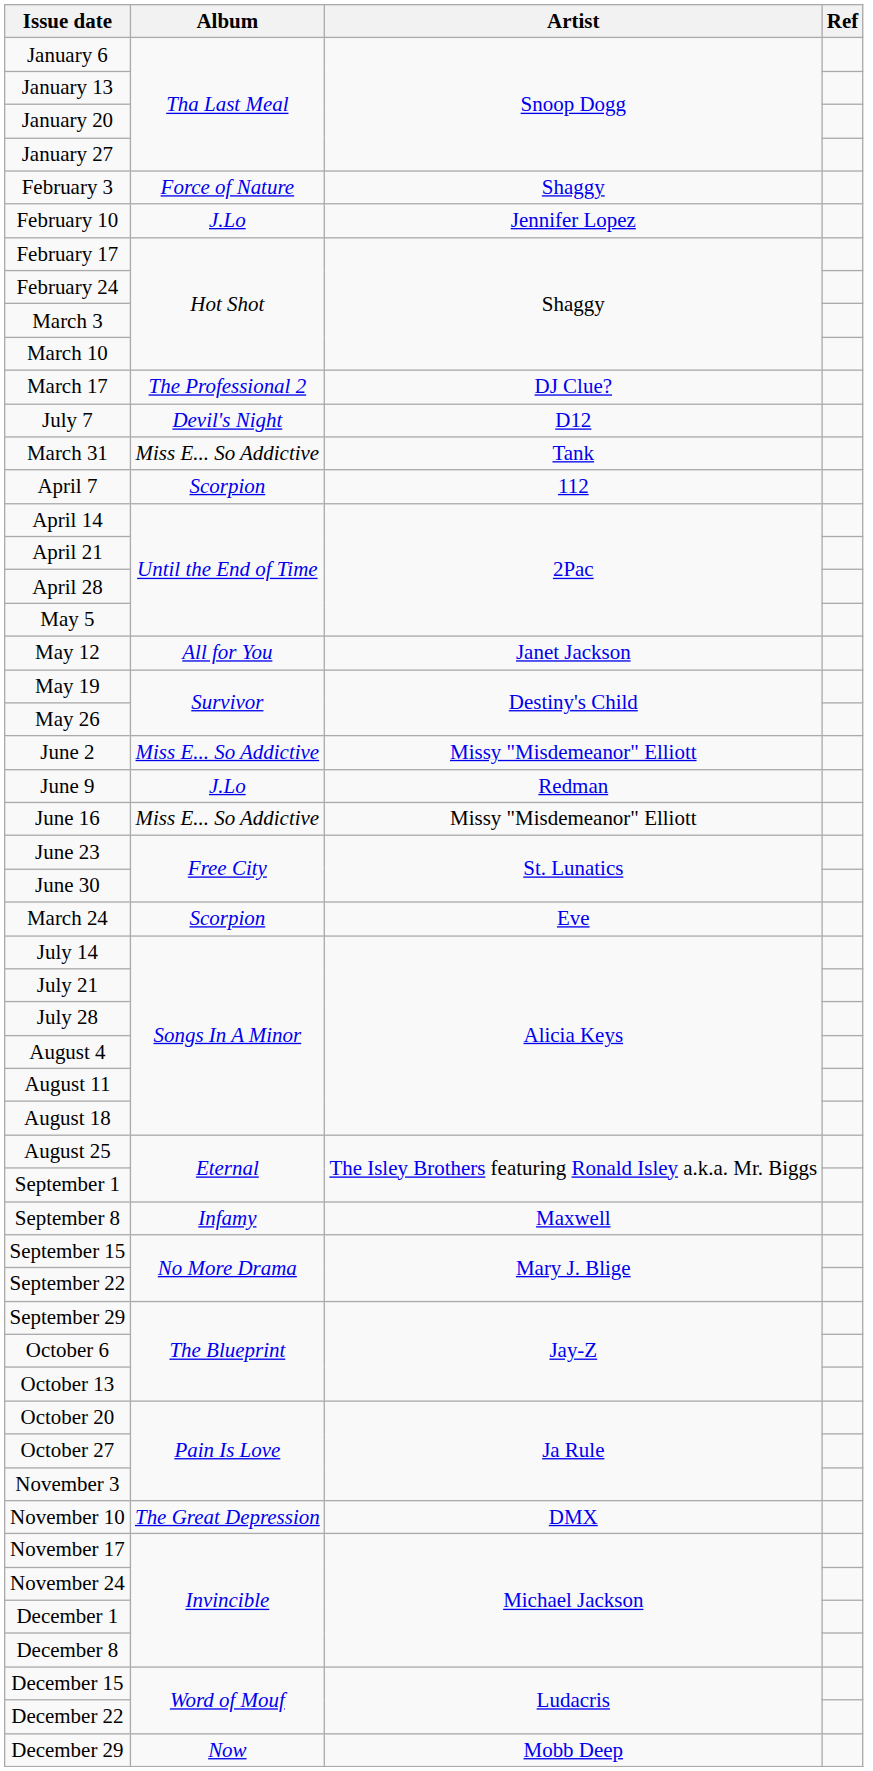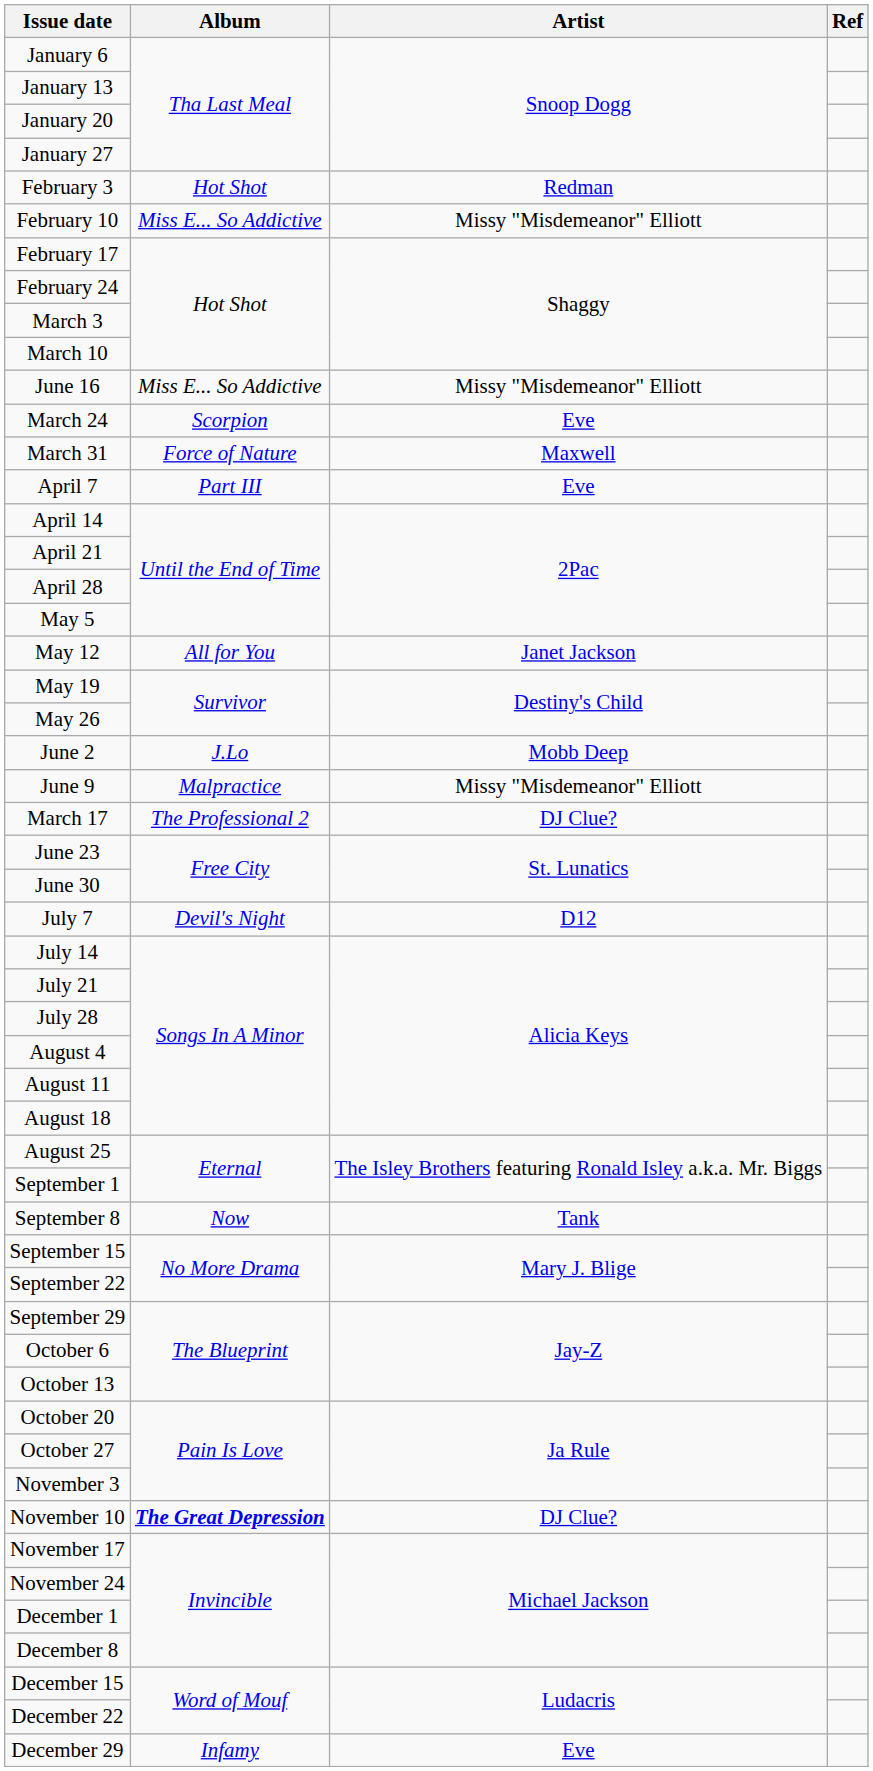(227, 187) Force of Nature -> (230, 187) Hot Shot
(573, 187) Shaggy -> (578, 187) Redman
(227, 220) J.Lo -> (230, 220) Miss E... So Addictive
(573, 220) Jennifer Lopez -> (578, 220) Missy "Misdemeanor" Elliott
rows swapped: (67, 386) <-> (67, 818)
rows swapped: (67, 918) <-> (67, 420)
(227, 453) Miss E... So Addictive -> (230, 453) Force of Nature
(573, 453) Tank -> (578, 453) Maxwell
(227, 486) Scorpion -> (230, 486) Part III
(573, 486) 112 -> (578, 486) Eve
(227, 752) Miss E... So Addictive -> (230, 752) J.Lo
(573, 752) Missy "Misdemeanor" Elliott -> (578, 752) Mobb Deep
(227, 785) J.Lo -> (230, 785) Malpractice
(573, 785) Redman -> (578, 785) Missy "Misdemeanor" Elliott
(227, 1217) Infamy -> (230, 1217) Now
(573, 1217) Maxwell -> (578, 1217) Tank
(227, 1516) normal -> (230, 1516) bold
(573, 1516) DMX -> (578, 1516) DJ Clue?
(227, 1749) Now -> (230, 1749) Infamy
(573, 1749) Mobb Deep -> (578, 1749) Eve
